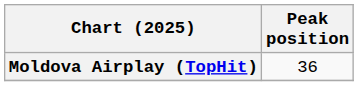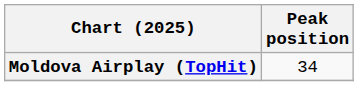(308, 67) 36 -> (308, 67) 34
